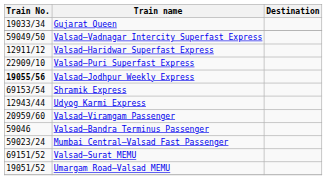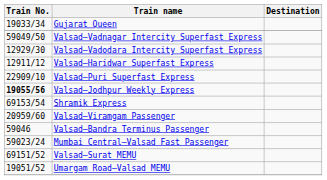+ row: (158, 50)
- row: (100, 103)
